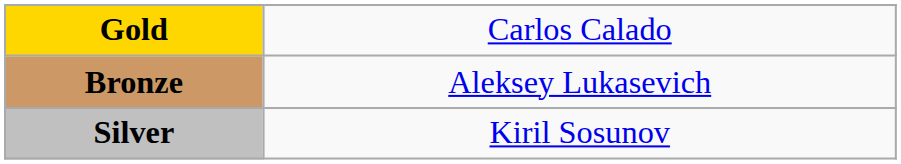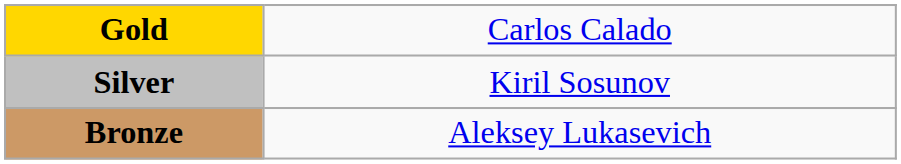rows swapped: (134, 132) <-> (134, 81)
